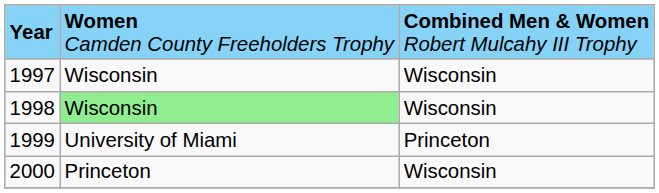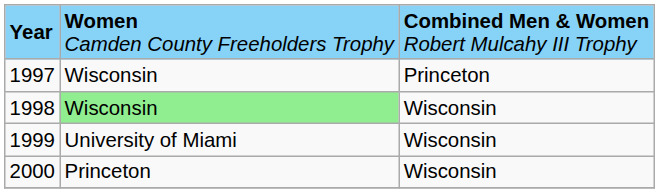(450, 75) Wisconsin -> (447, 75) Princeton
(447, 139) Princeton -> (450, 139) Wisconsin
